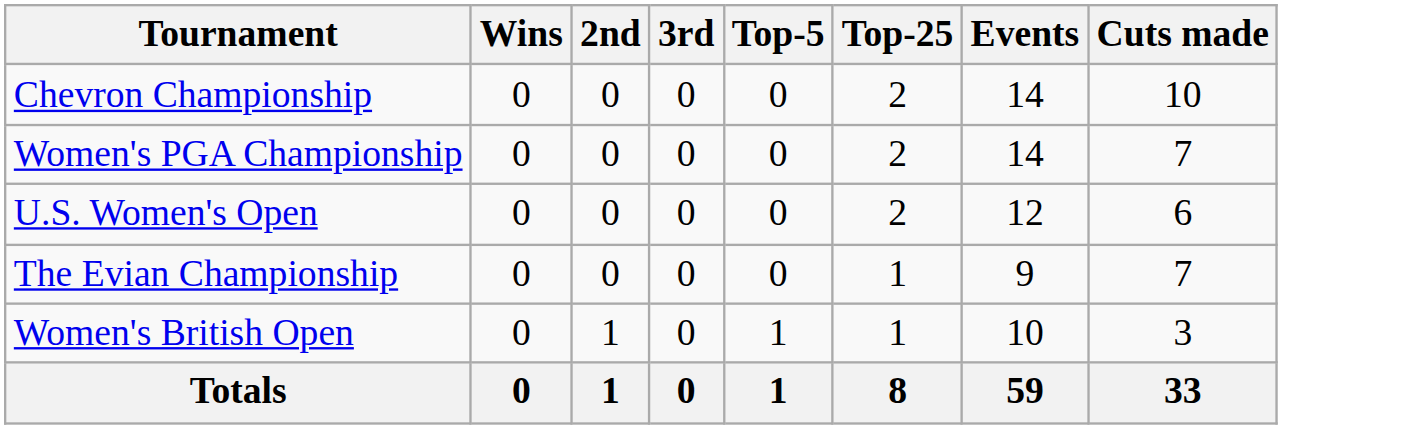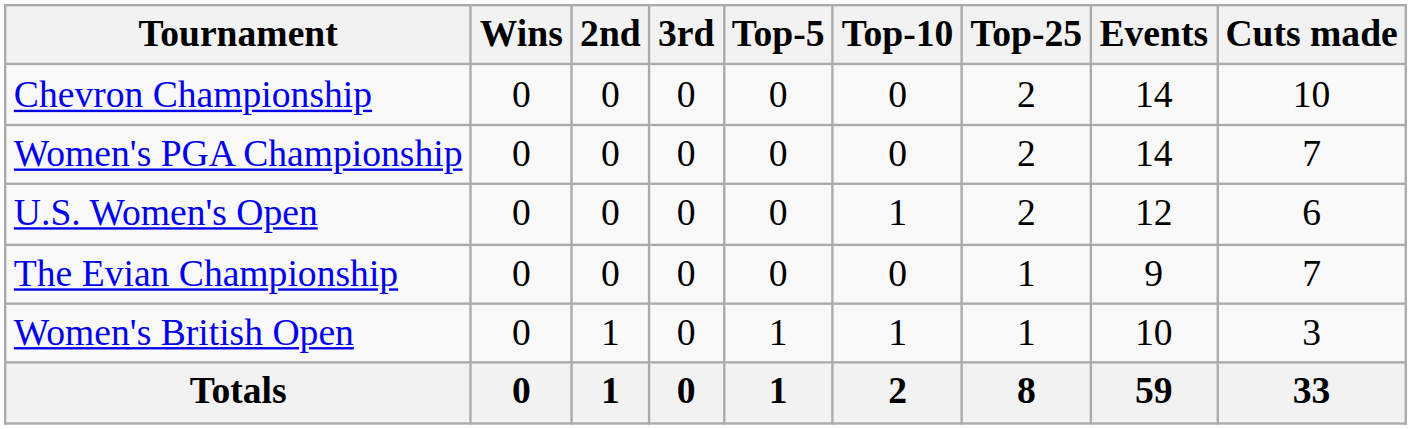+ column: (898, 34)
